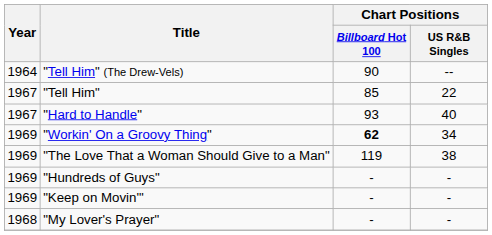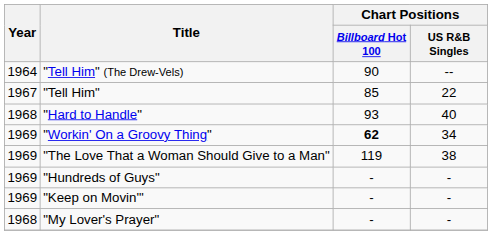(22, 114) 1967 -> (22, 114) 1968
